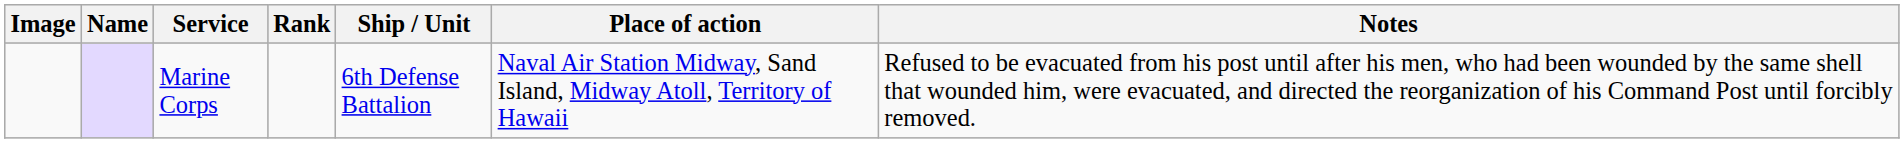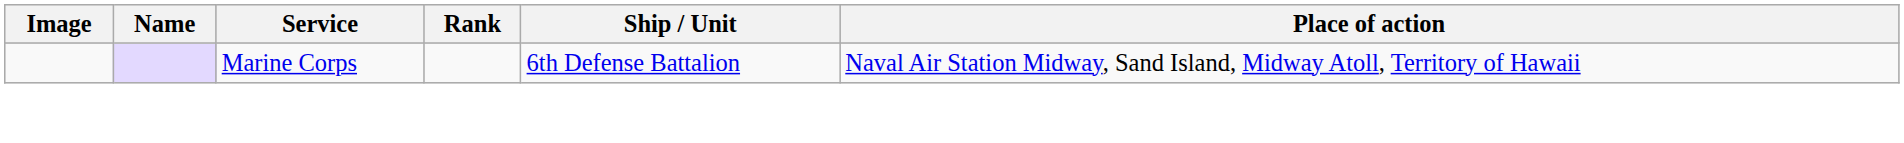- column: (1389, 23)
